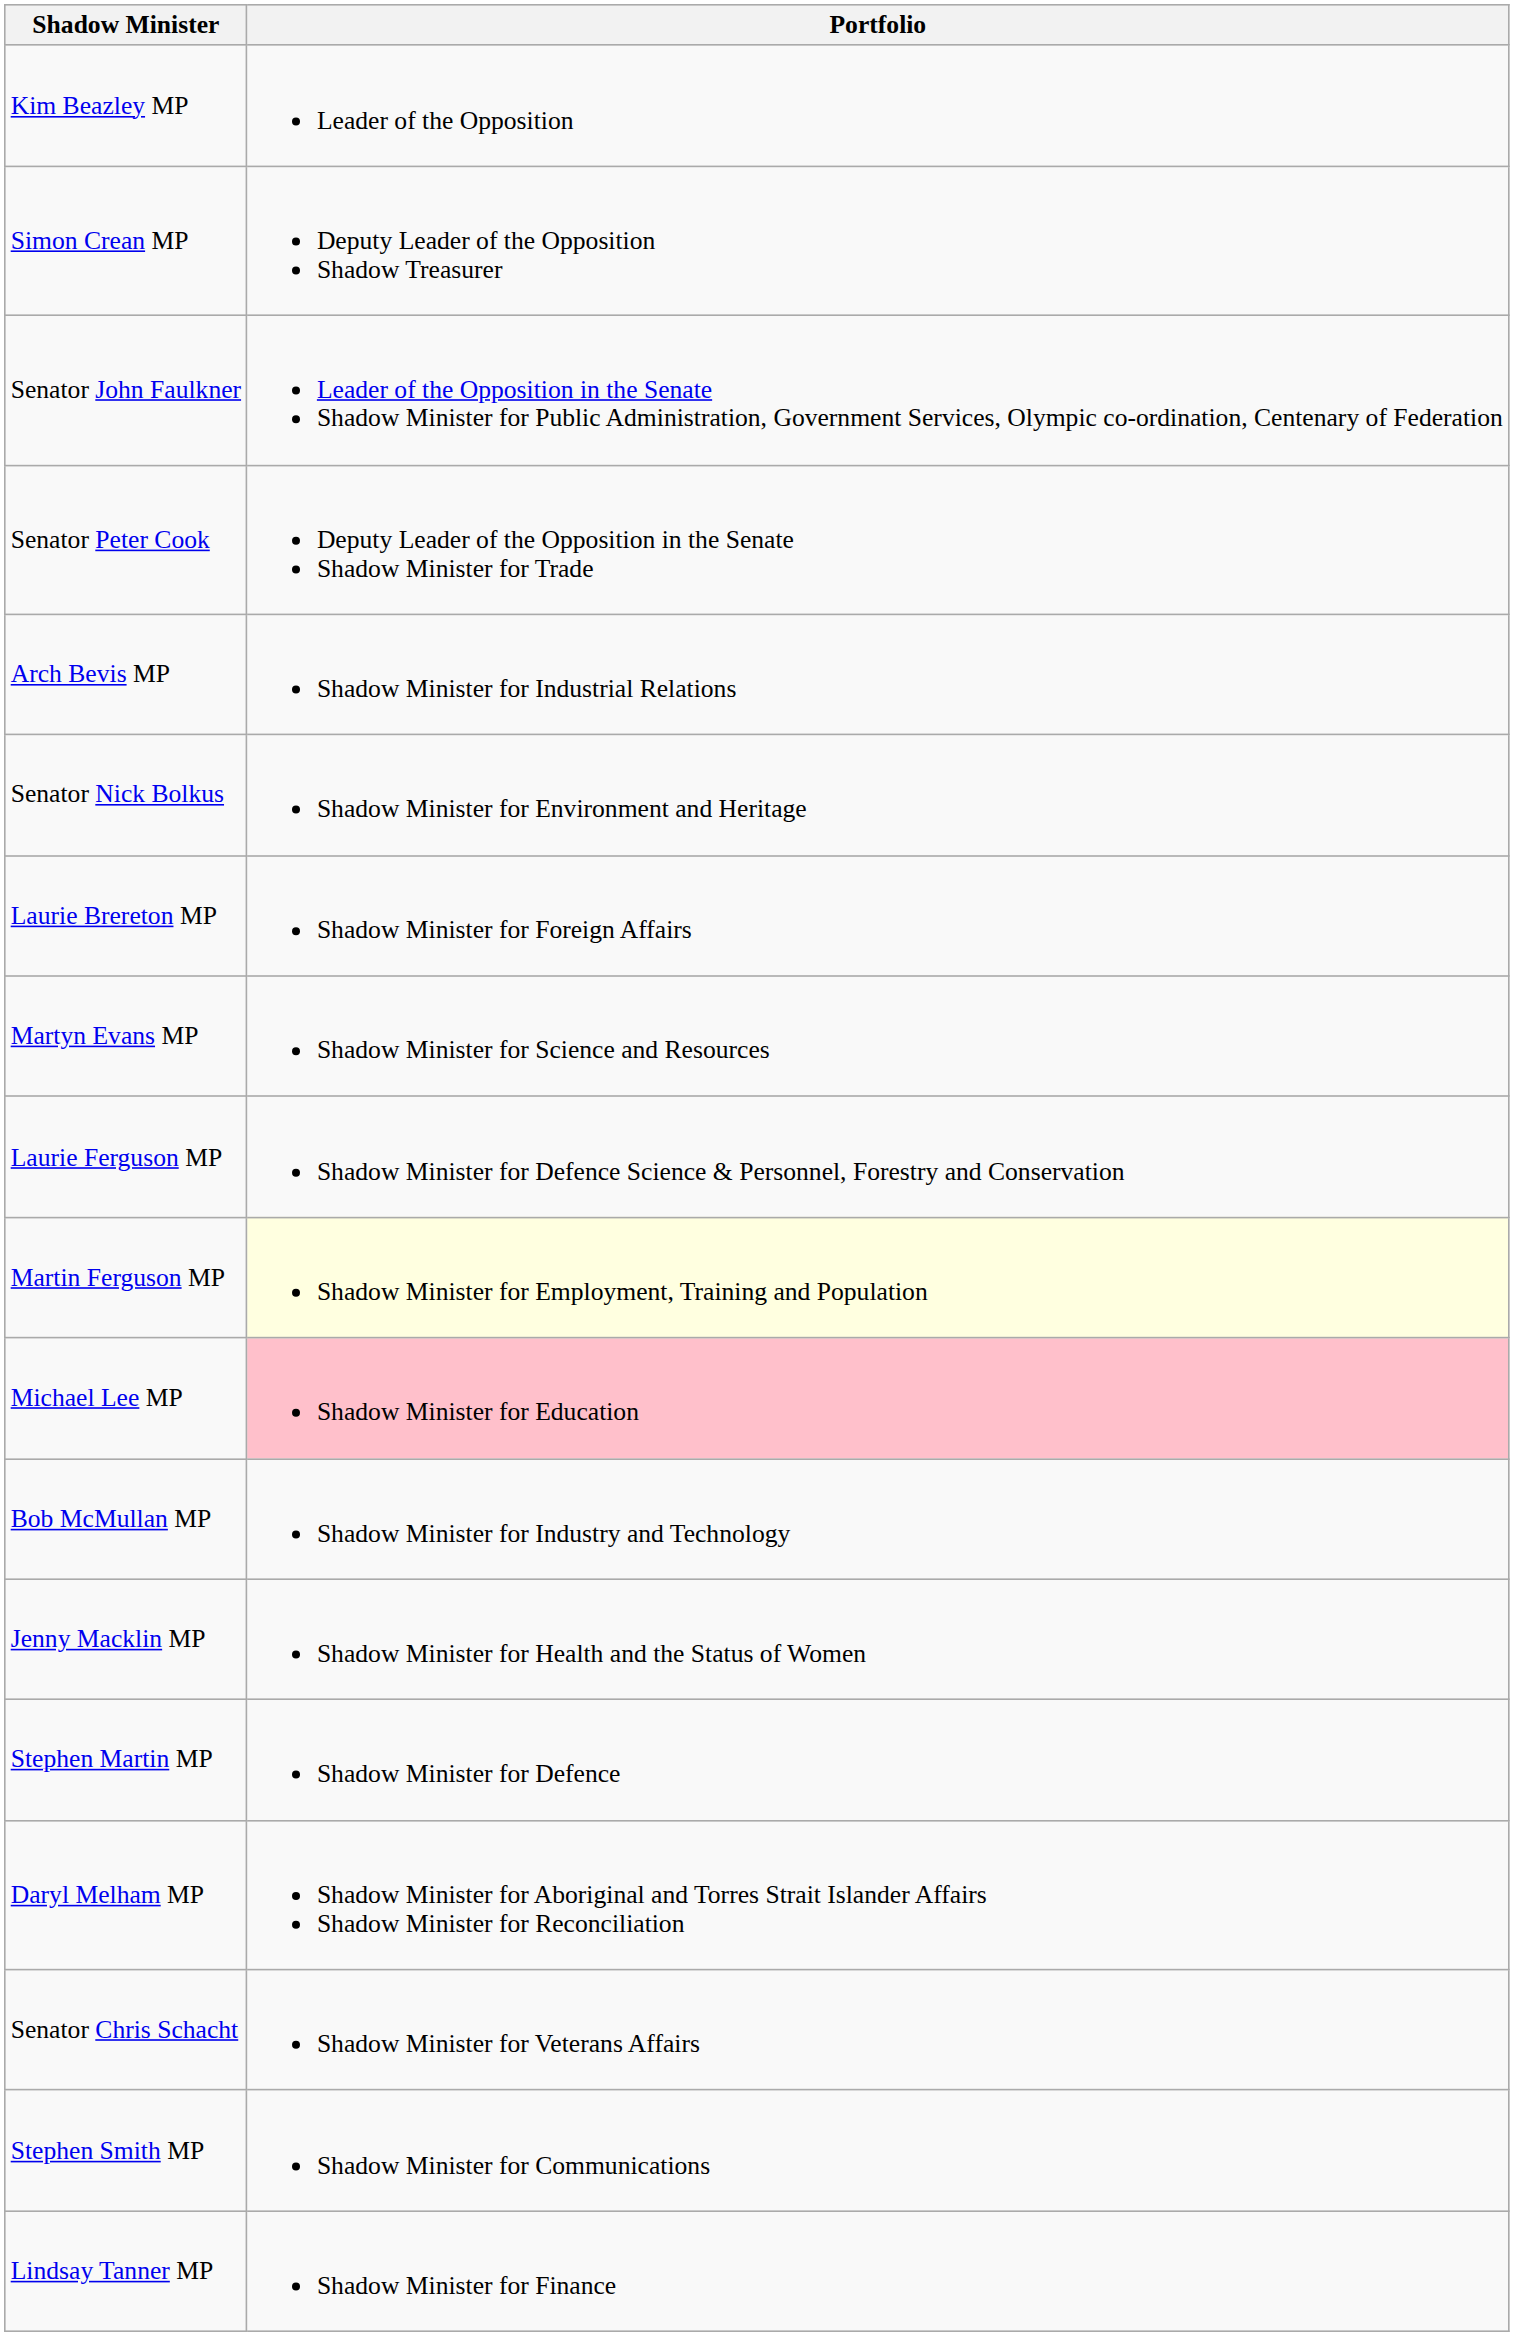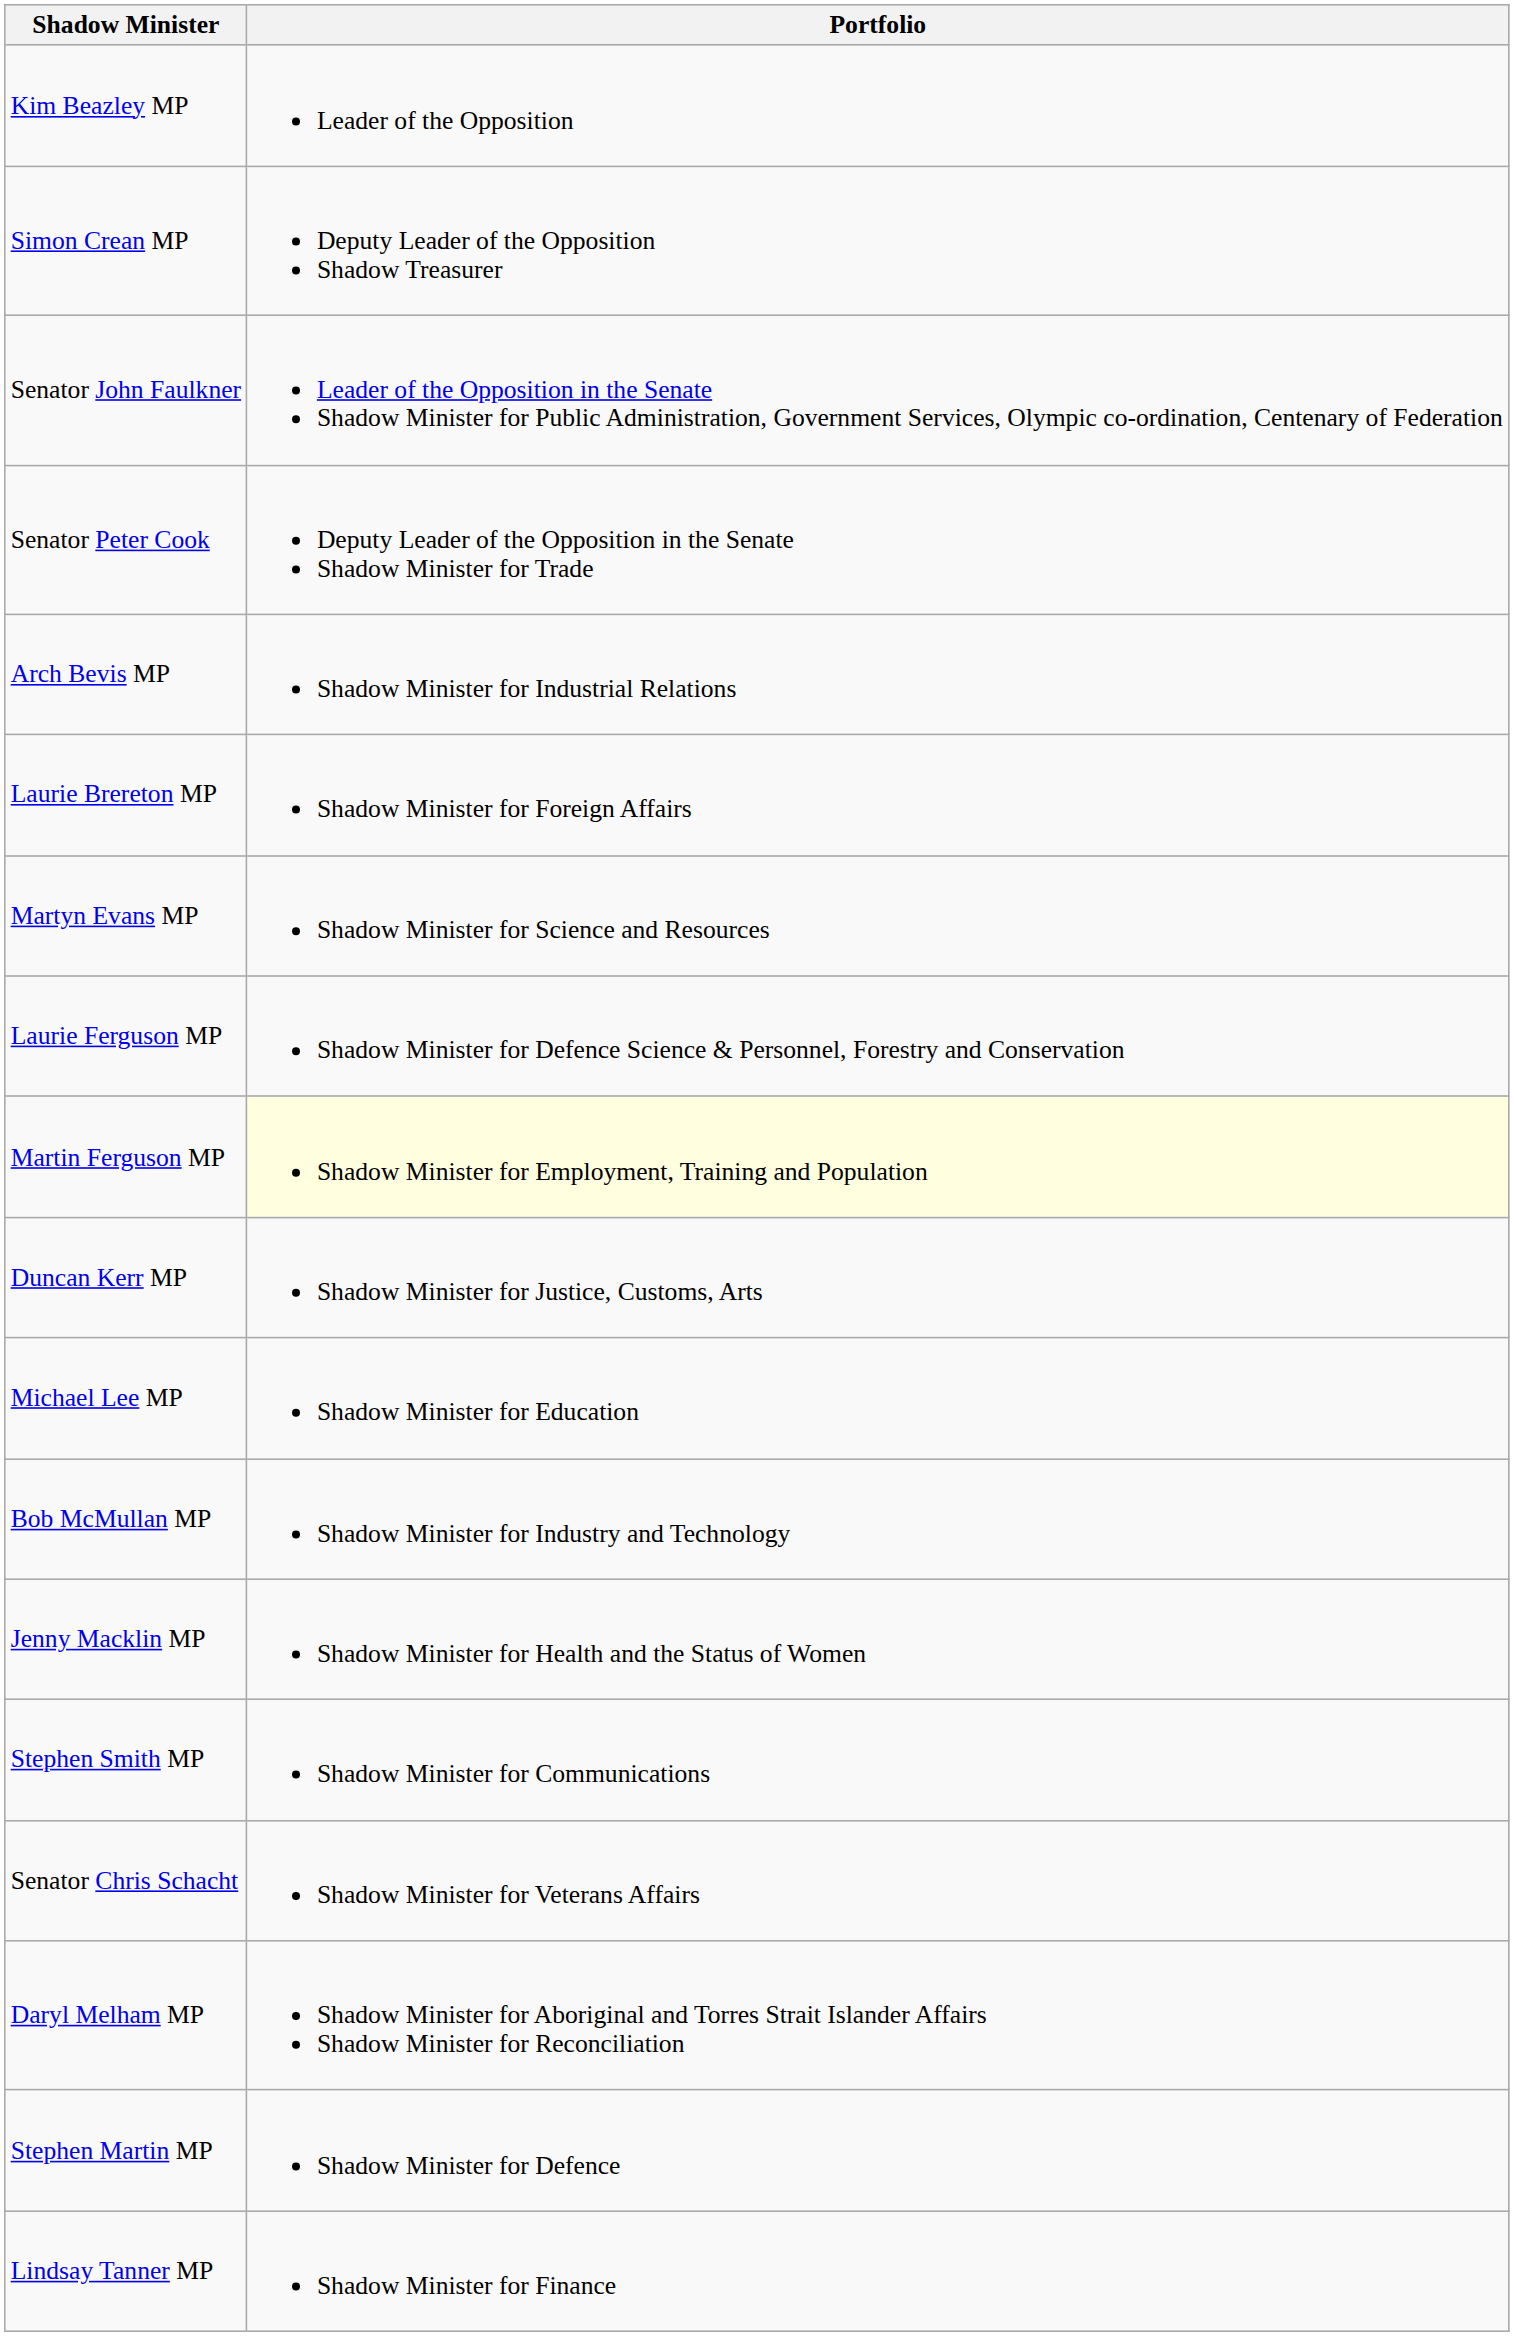- row: (117, 794)
+ row: (99, 1277)
(878, 1412) pink background -> (878, 1412) no background
rows swapped: (112, 1759) <-> (107, 2150)
rows swapped: (107, 1894) <-> (124, 2029)
